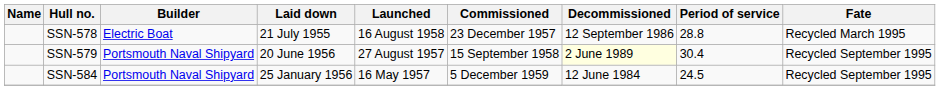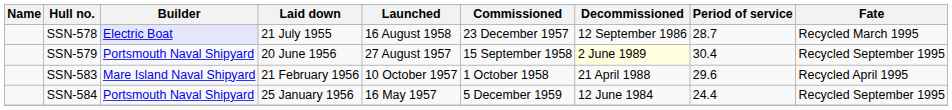(138, 34) no background -> (138, 34) lavender background
(692, 34) 28.8 -> (705, 34) 28.7
+ row: (72, 74)
(692, 74) 24.5 -> (705, 94) 24.4
